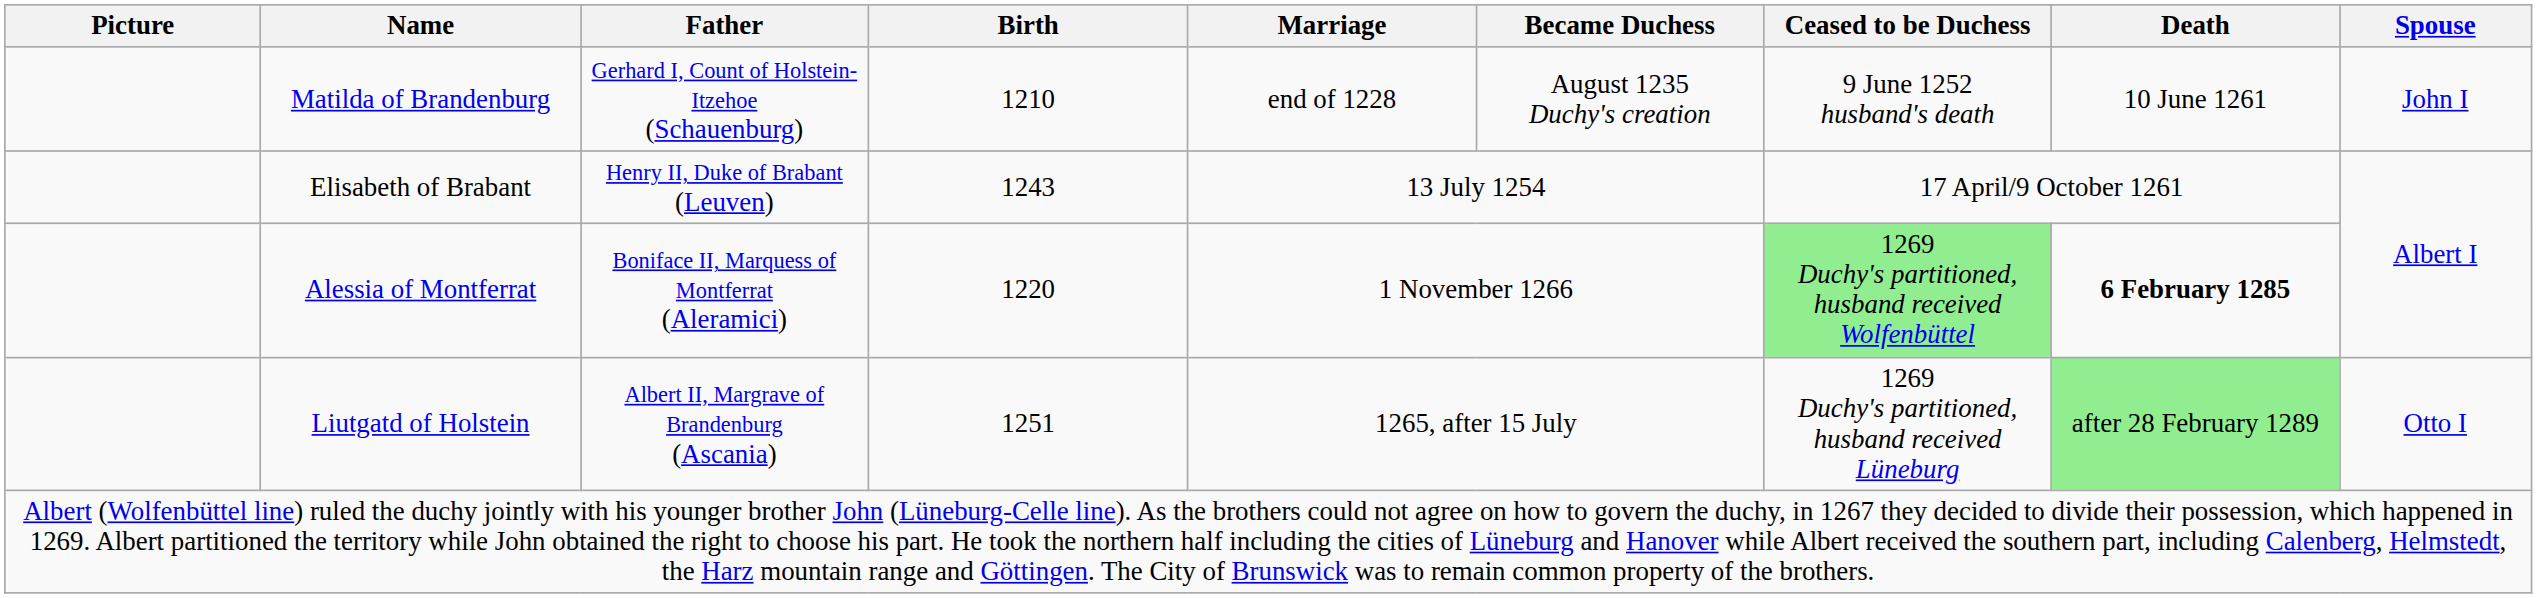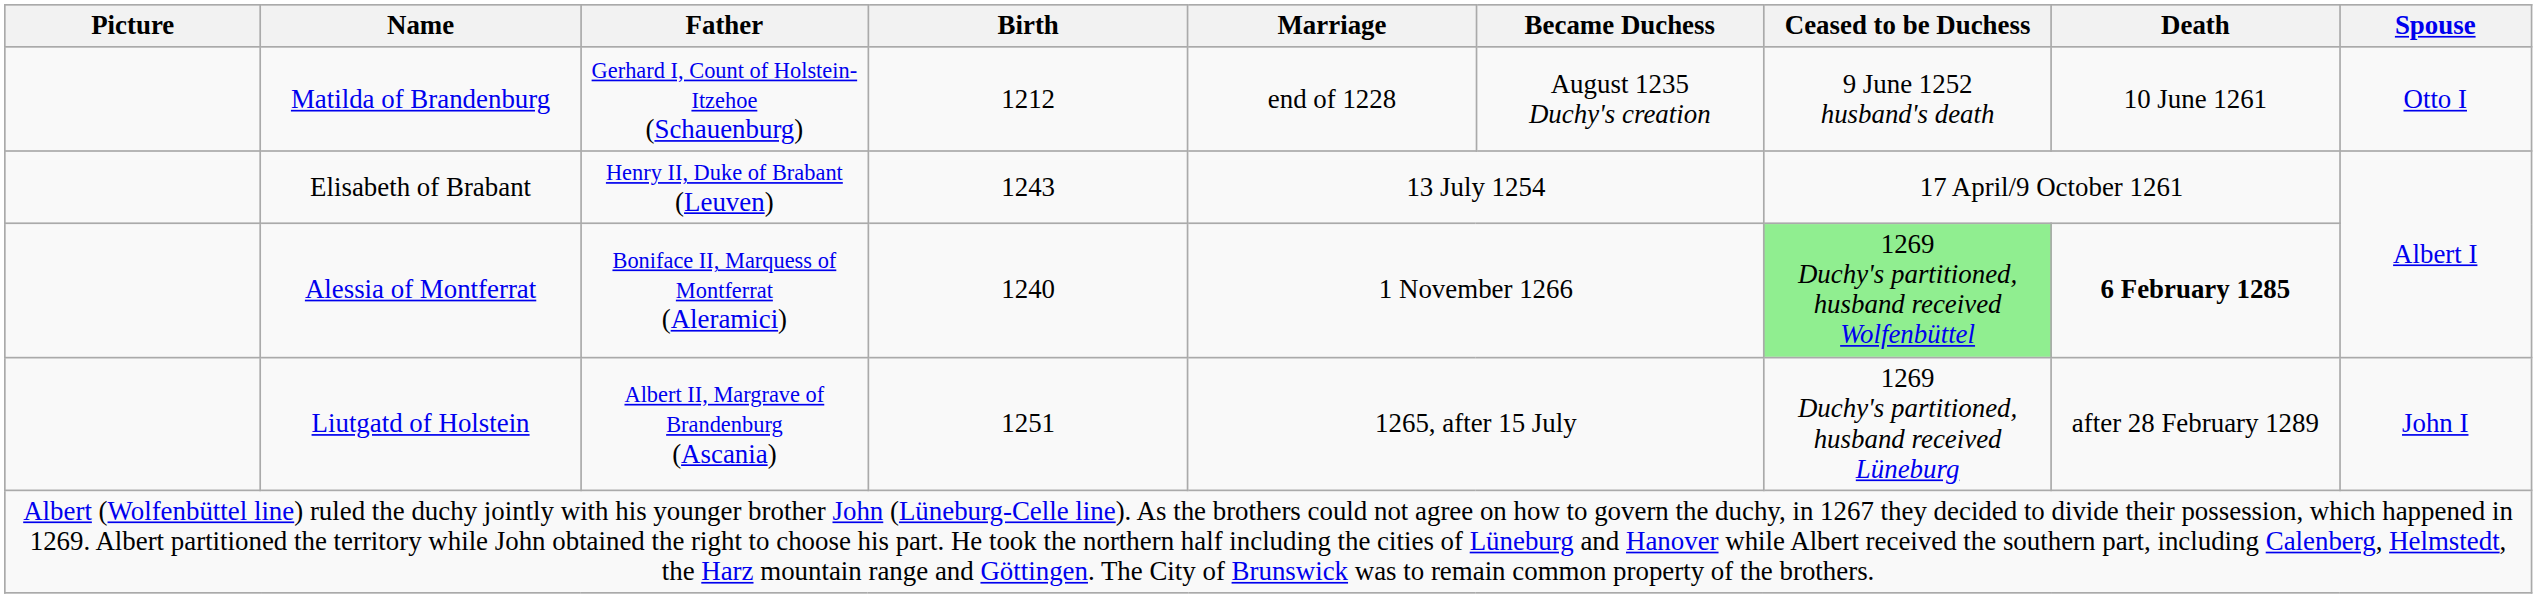(1028, 98) 1210 -> (1028, 98) 1212
(2435, 98) John I -> (2435, 98) Otto I
(1028, 289) 1220 -> (1028, 289) 1240
(2195, 423) lightgreen background -> (2195, 423) no background
(2435, 423) Otto I -> (2435, 423) John I
